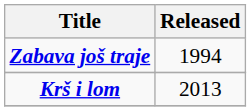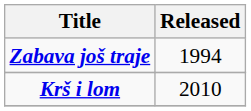(200, 88) 2013 -> (200, 88) 2010
